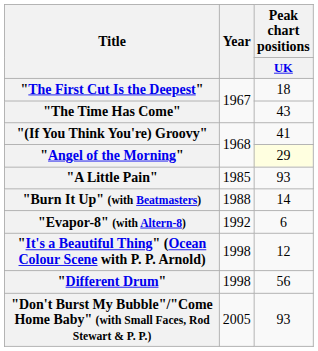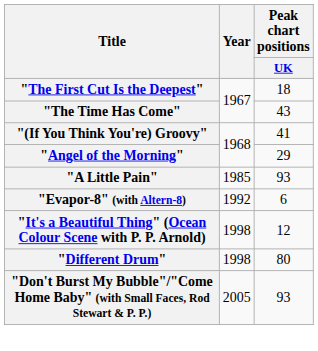(283, 155) lightyellow background -> (283, 155) no background
- row: (112, 199)
(283, 281) 56 -> (283, 259) 80
